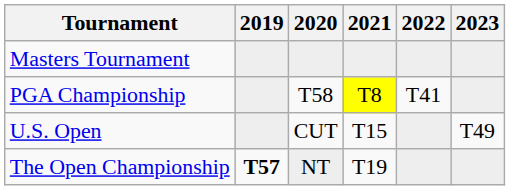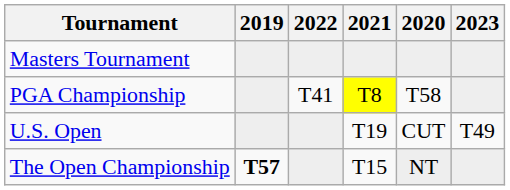columns swapped: (316, 22) <-> (423, 22)
(370, 131) T15 -> (370, 131) T19
(370, 167) T19 -> (370, 167) T15
